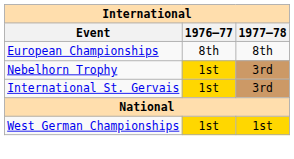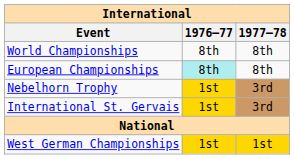+ row: (73, 51)
(209, 51) no background -> (209, 70) paleturquoise background
